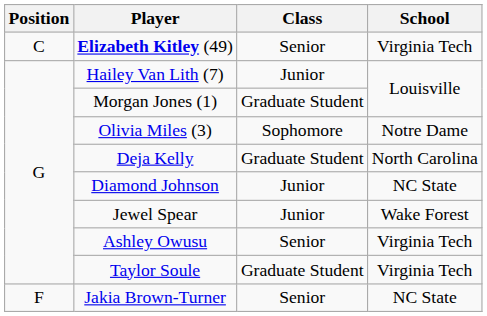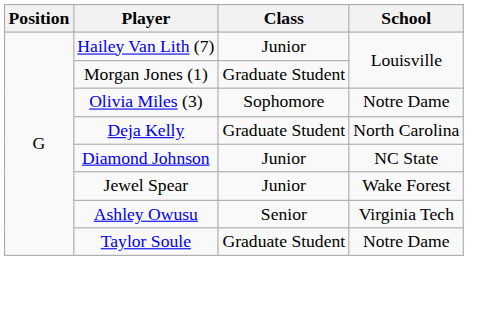- row: (155, 46)
(425, 269) Virginia Tech -> (406, 241) Notre Dame
- row: (155, 297)
